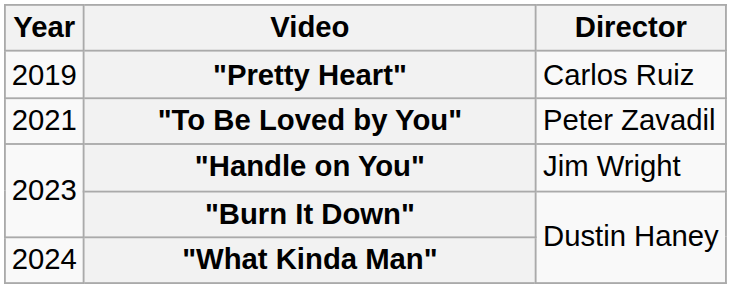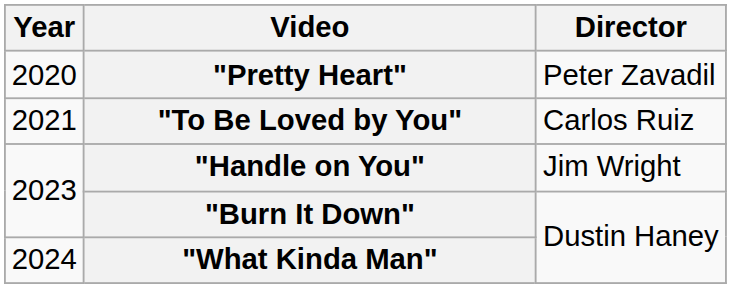(44, 74) 2019 -> (44, 74) 2020
(619, 74) Carlos Ruiz -> (629, 74) Peter Zavadil
(629, 120) Peter Zavadil -> (619, 120) Carlos Ruiz
